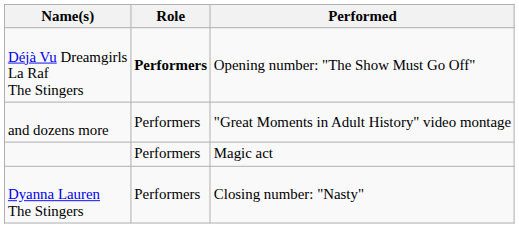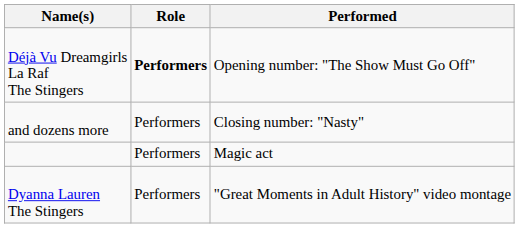(362, 122) "Great Moments in Adult History" video montage -> (289, 122) Closing number: "Nasty"
(289, 194) Closing number: "Nasty" -> (362, 194) "Great Moments in Adult History" video montage
